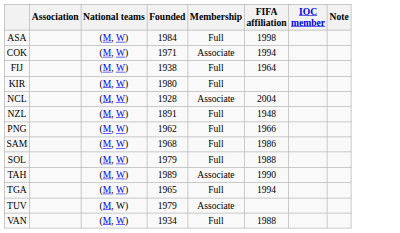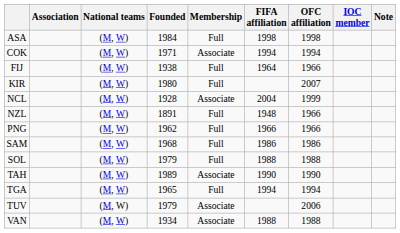+ column: (311, 17)
(216, 220) Full -> (216, 220) Associate
